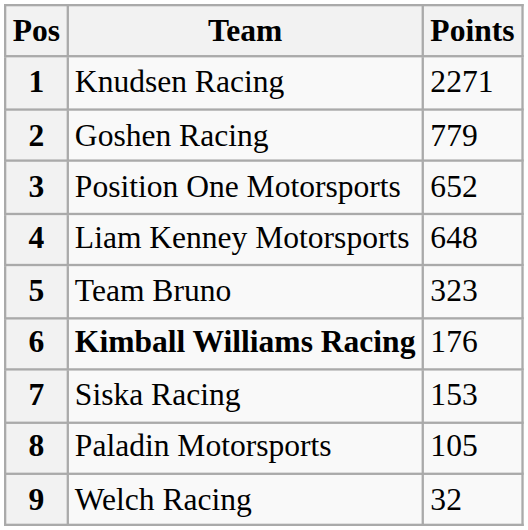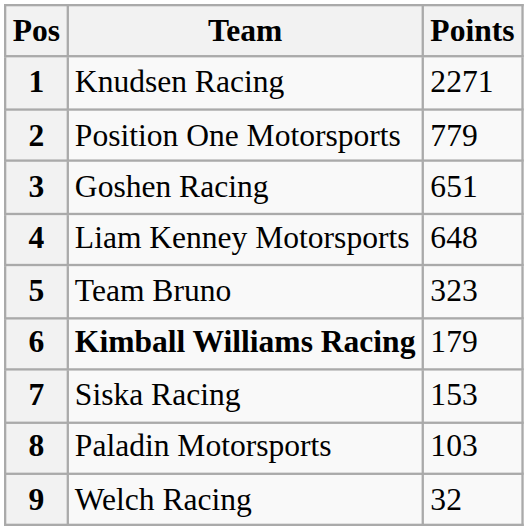(172, 134) Goshen Racing -> (238, 134) Position One Motorsports
(238, 186) Position One Motorsports -> (172, 186) Goshen Racing
(454, 186) 652 -> (454, 186) 651
(454, 342) 176 -> (454, 342) 179
(454, 446) 105 -> (454, 446) 103
